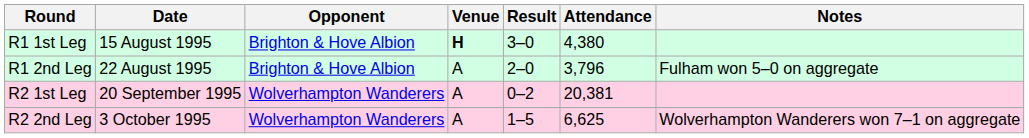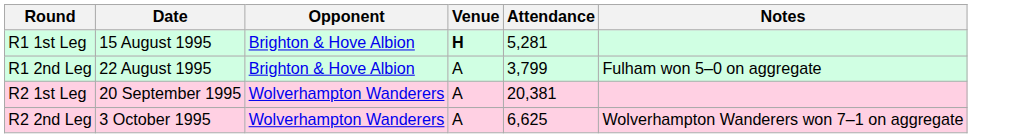- column: (532, 17)
(584, 42) 4,380 -> (527, 42) 5,281
(584, 68) 3,796 -> (527, 68) 3,799
